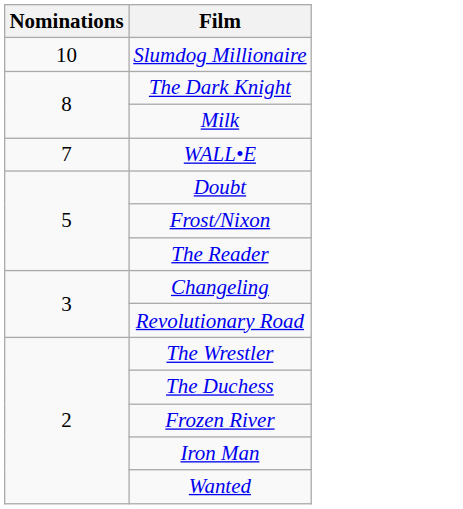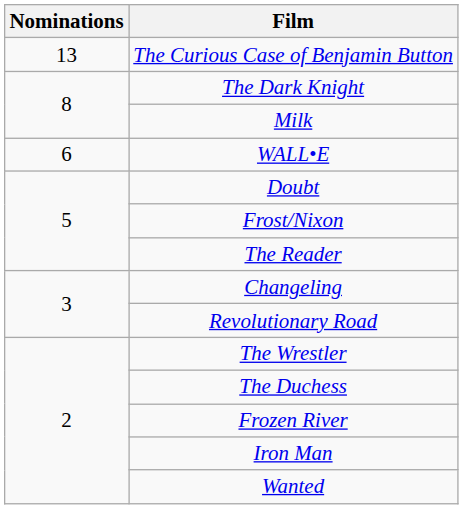+ row: (293, 54)
- row: (220, 54)
(67, 154) 7 -> (67, 154) 6
